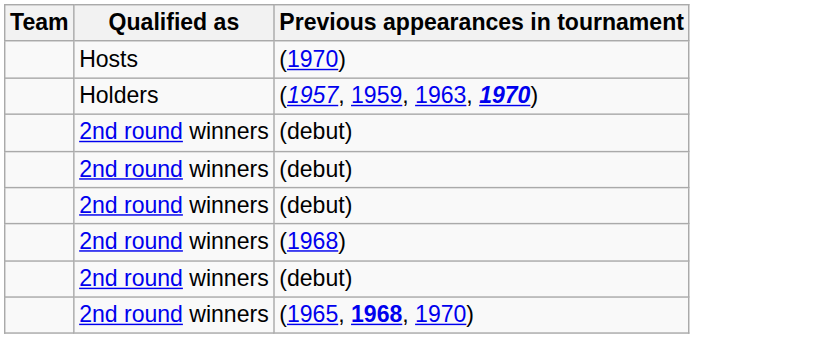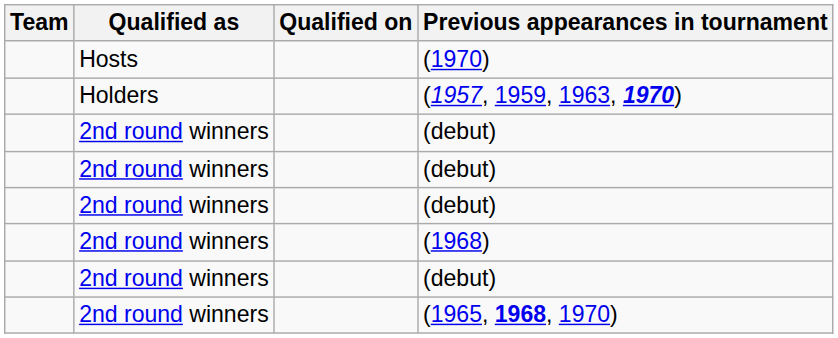+ column: (346, 22)
